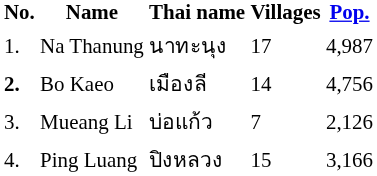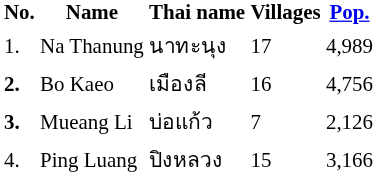(349, 45) 4,987 -> (349, 45) 4,989
(261, 83) 14 -> (261, 83) 16
(12, 121) normal -> (12, 121) bold
